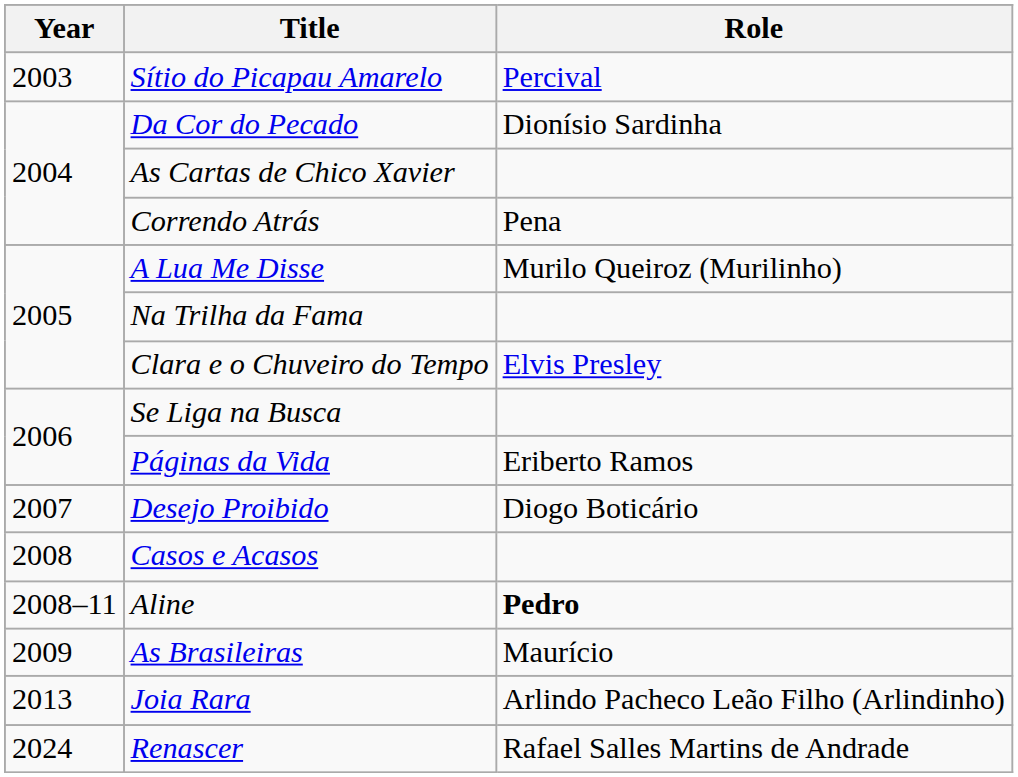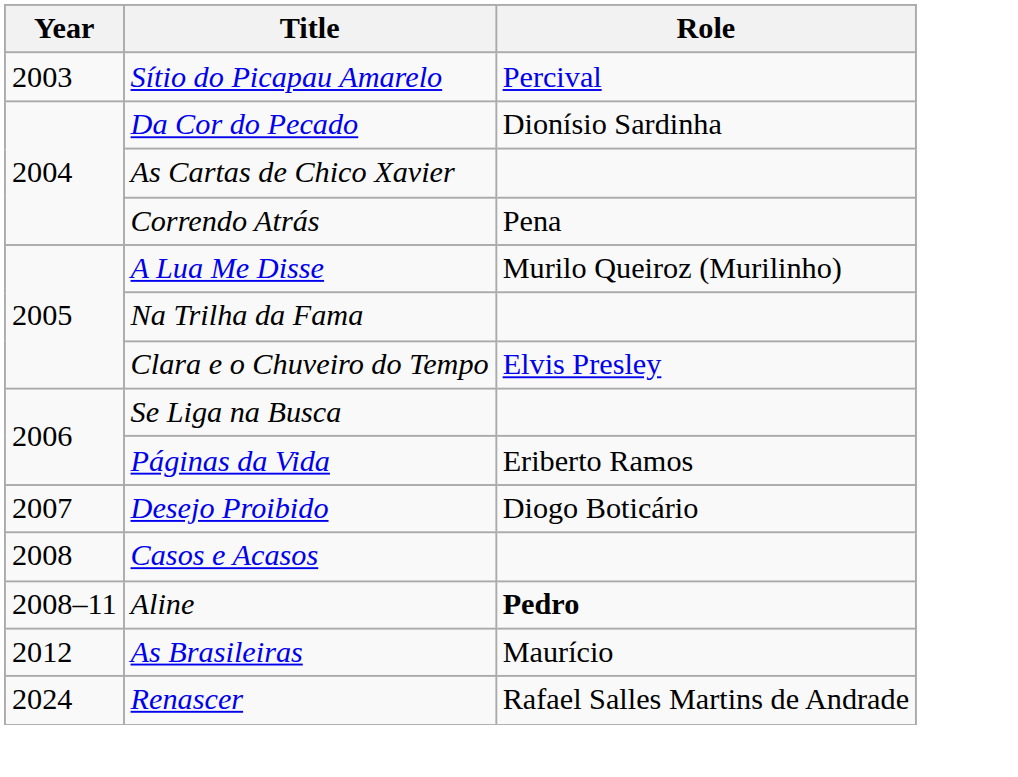(42, 651) 2009 -> (42, 651) 2012
- row: (191, 699)
